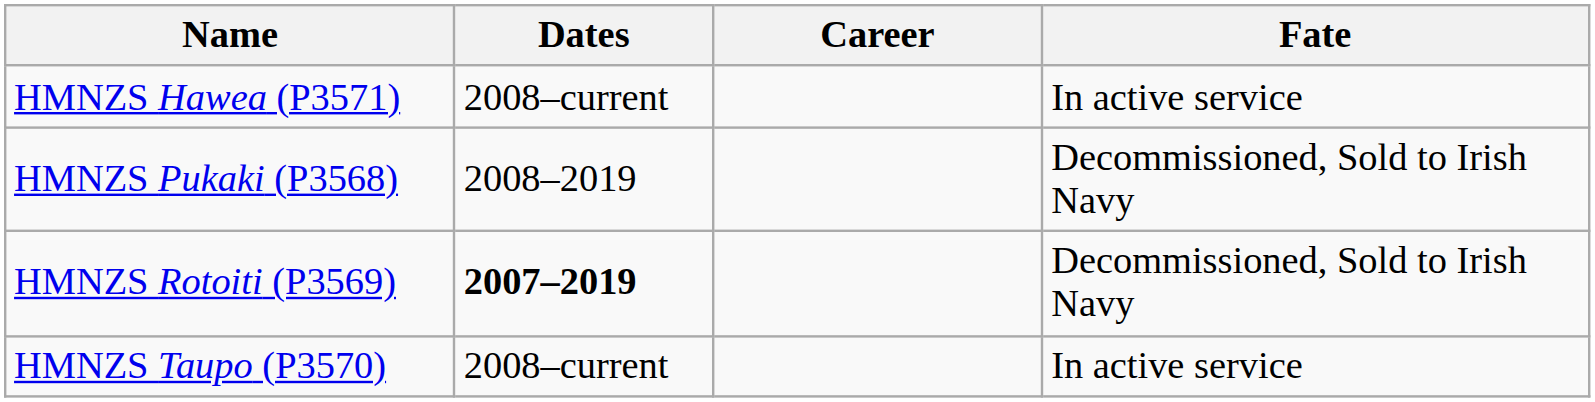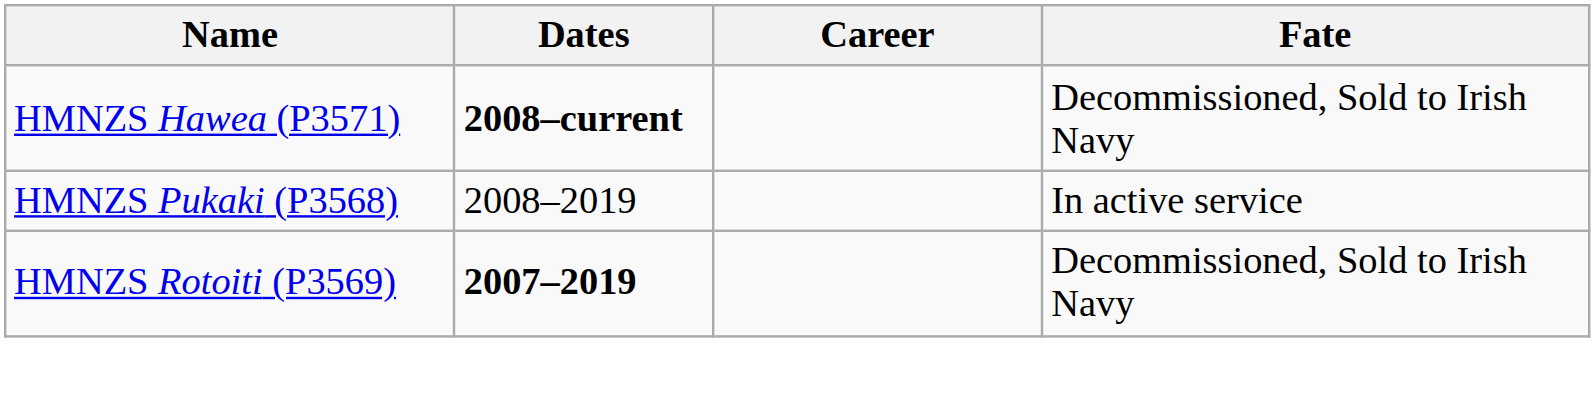(566, 95) normal -> (573, 117) bold
(1177, 95) In active service -> (1289, 117) Decommissioned, Sold to Irish Navy
(1289, 178) Decommissioned, Sold to Irish Navy -> (1177, 199) In active service
- row: (200, 364)
